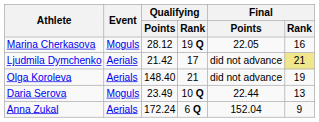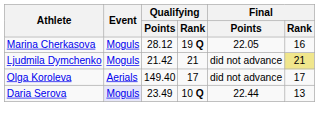(122, 61) Aerials -> (123, 61) Moguls
(193, 61) 17 -> (193, 61) 21
(160, 77) 148.40 -> (160, 77) 149.40
(193, 77) 21 -> (193, 77) 17
(299, 77) 19 -> (299, 77) 17
(123, 94) no background -> (123, 94) lavender background
- row: (33, 110)
